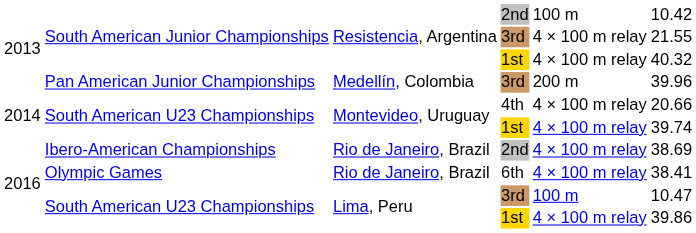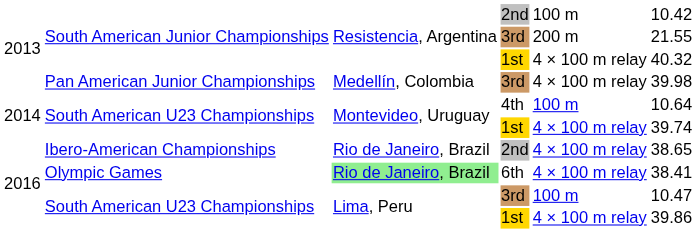(590, 37) 4 × 100 m relay -> (556, 37) 200 m
(556, 82) 200 m -> (590, 82) 4 × 100 m relay
(671, 82) 39.96 -> (671, 82) 39.98
(590, 104) 4 × 100 m relay -> (556, 104) 100 m
(671, 104) 20.66 -> (671, 104) 10.64
(671, 150) 38.69 -> (671, 150) 38.65
(411, 172) no background -> (411, 172) lightgreen background
